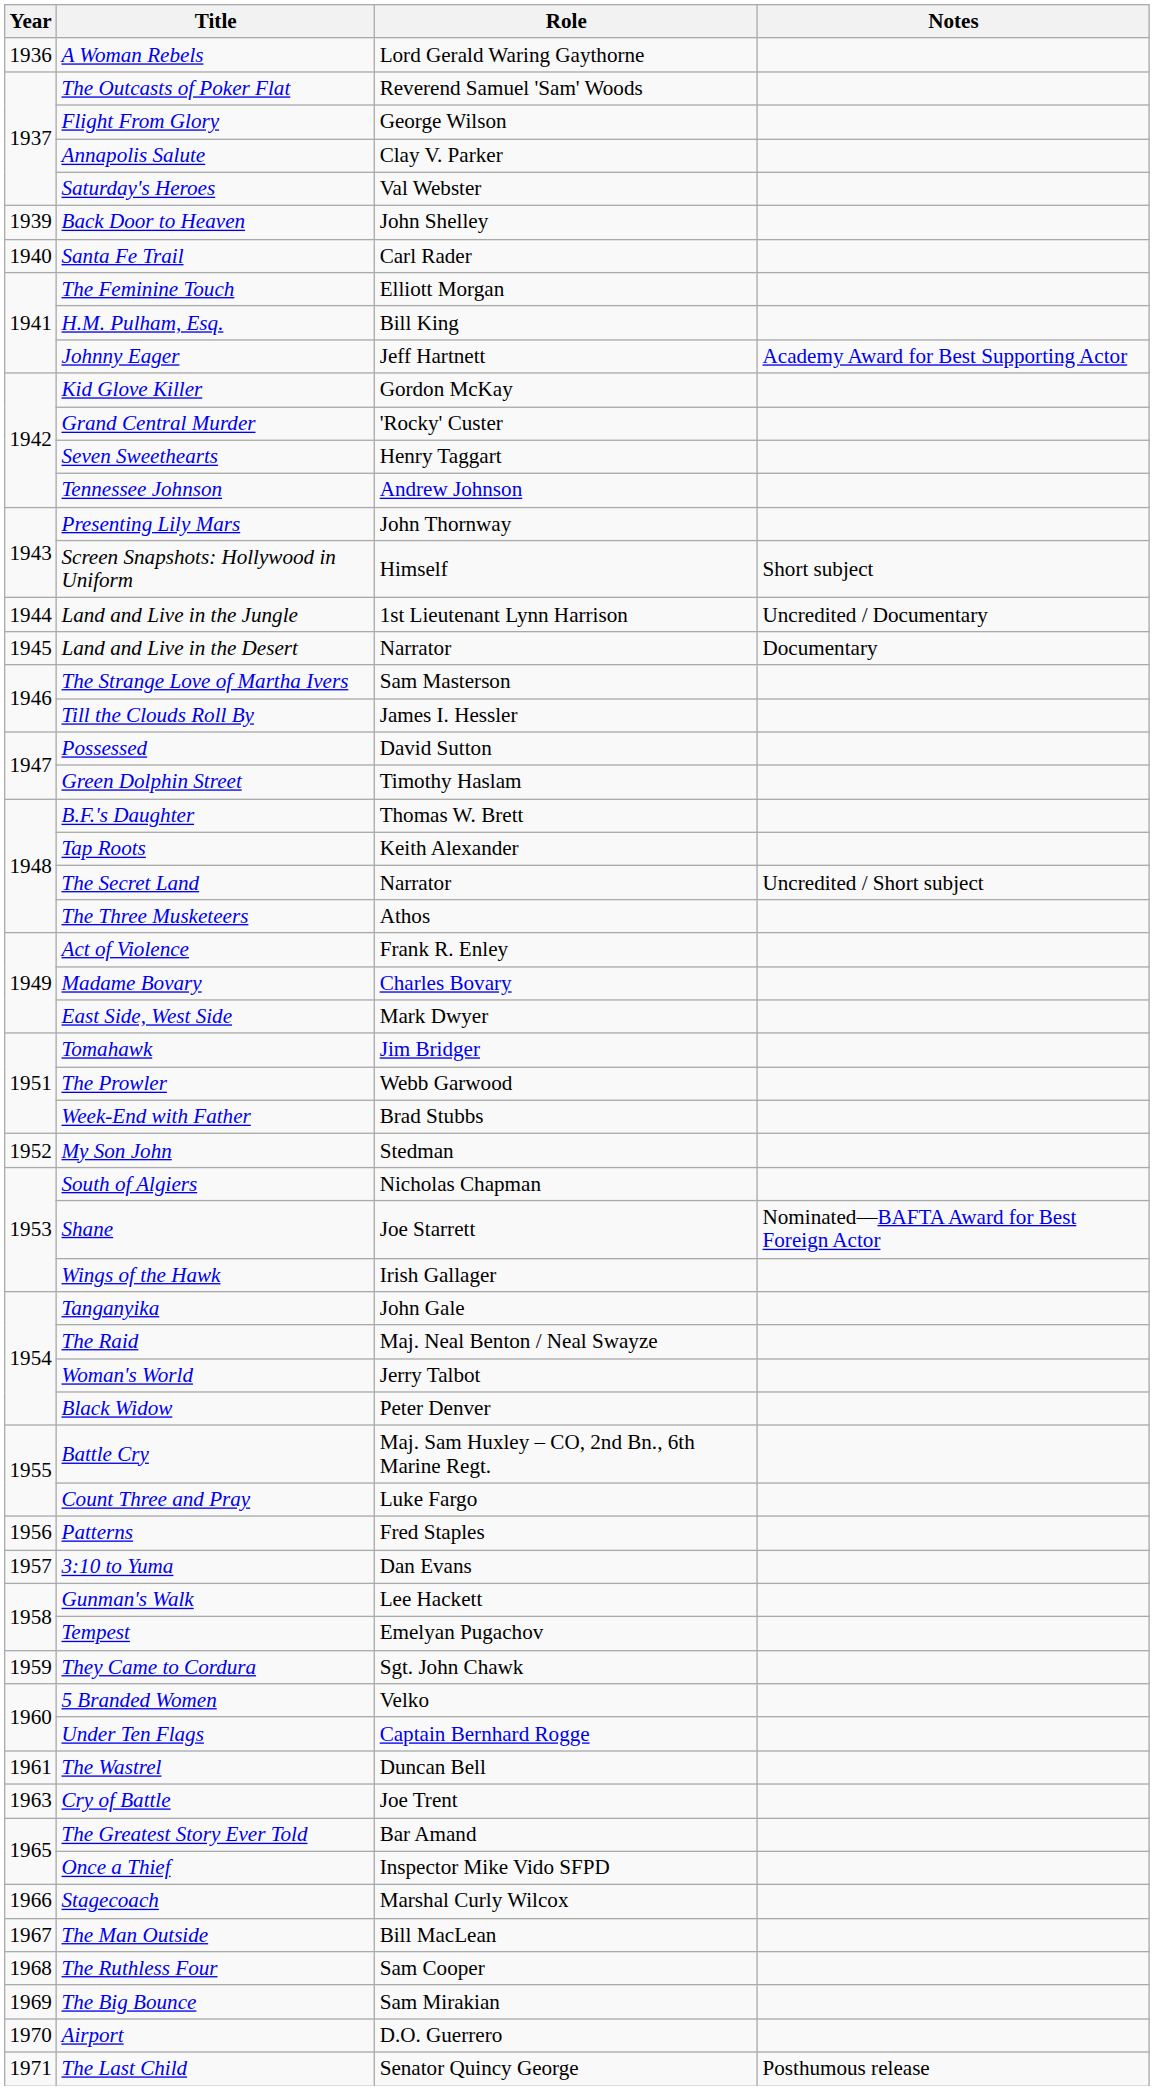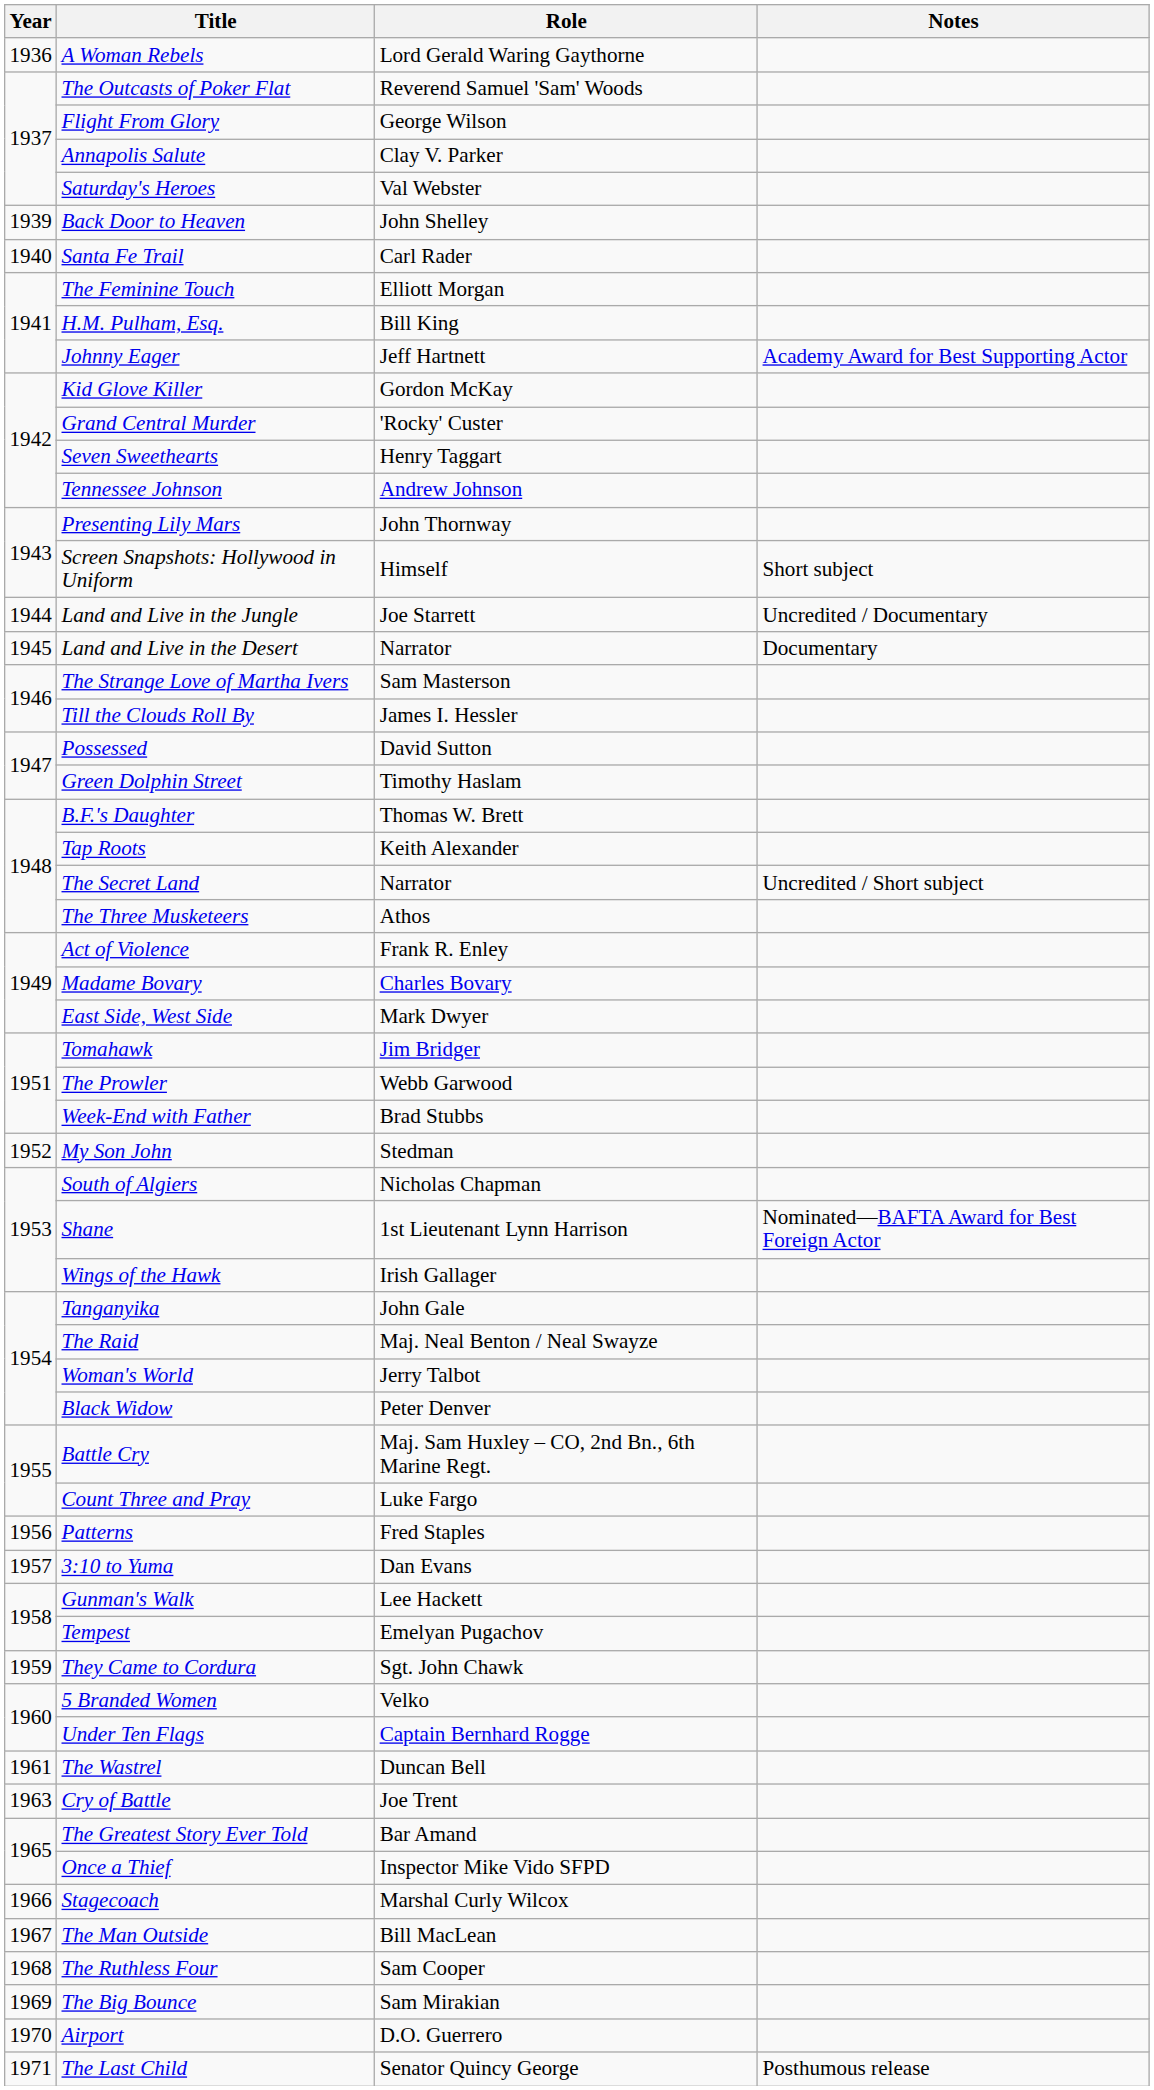(504, 614) 1st Lieutenant Lynn Harrison -> (427, 614) Joe Starrett
(427, 1229) Joe Starrett -> (504, 1229) 1st Lieutenant Lynn Harrison
